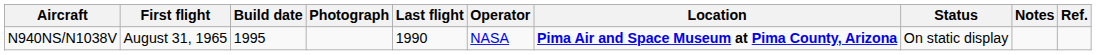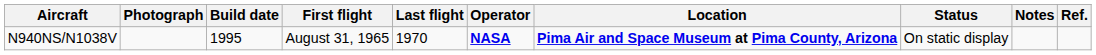columns swapped: (349, 15) <-> (175, 15)
(412, 38) 1990 -> (412, 38) 1970
(490, 38) normal -> (490, 38) bold
